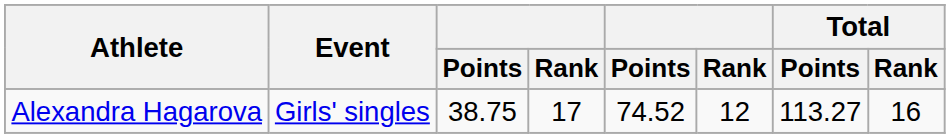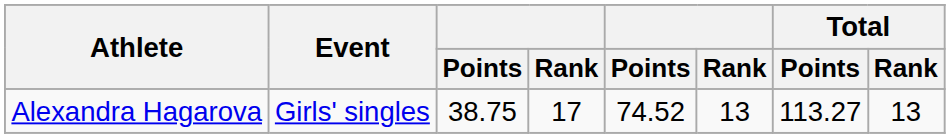(735, 112) 12 -> (735, 112) 13
(906, 112) 16 -> (906, 112) 13
